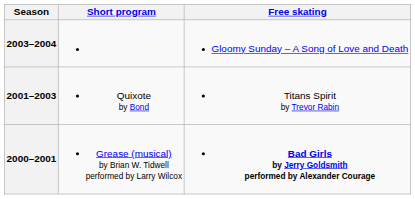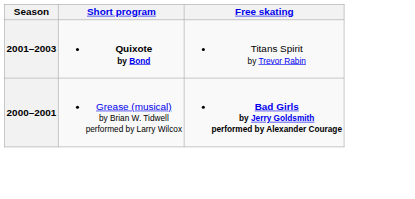- row: (31, 43)
(121, 101) normal -> (121, 55) bold
